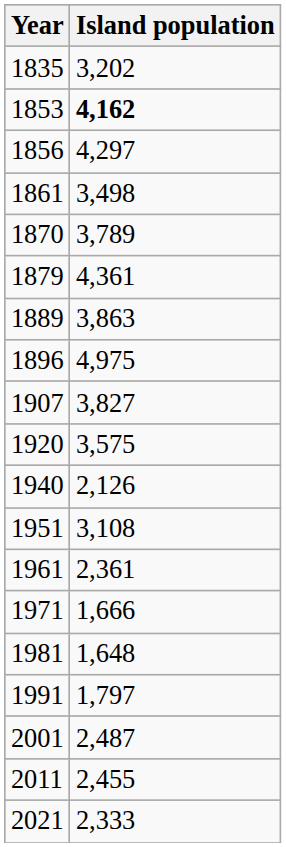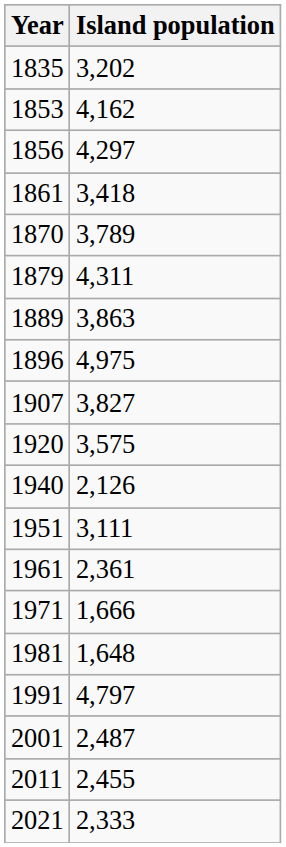(106, 109) bold -> (106, 109) normal
(106, 192) 3,498 -> (106, 192) 3,418
(106, 276) 4,361 -> (105, 276) 4,311
(106, 527) 3,108 -> (105, 527) 3,111
(106, 695) 1,797 -> (106, 695) 4,797
